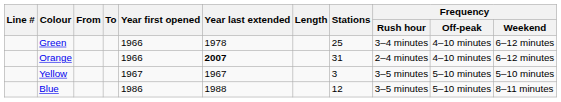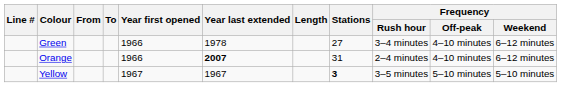(337, 43) 25 -> (337, 43) 27
(335, 74) normal -> (335, 74) bold
- row: (49, 89)
